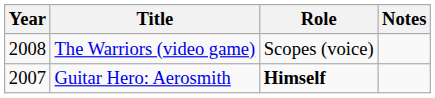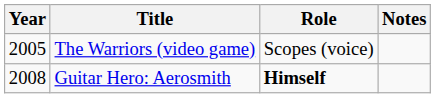(27, 48) 2008 -> (27, 48) 2005
(27, 78) 2007 -> (27, 78) 2008
